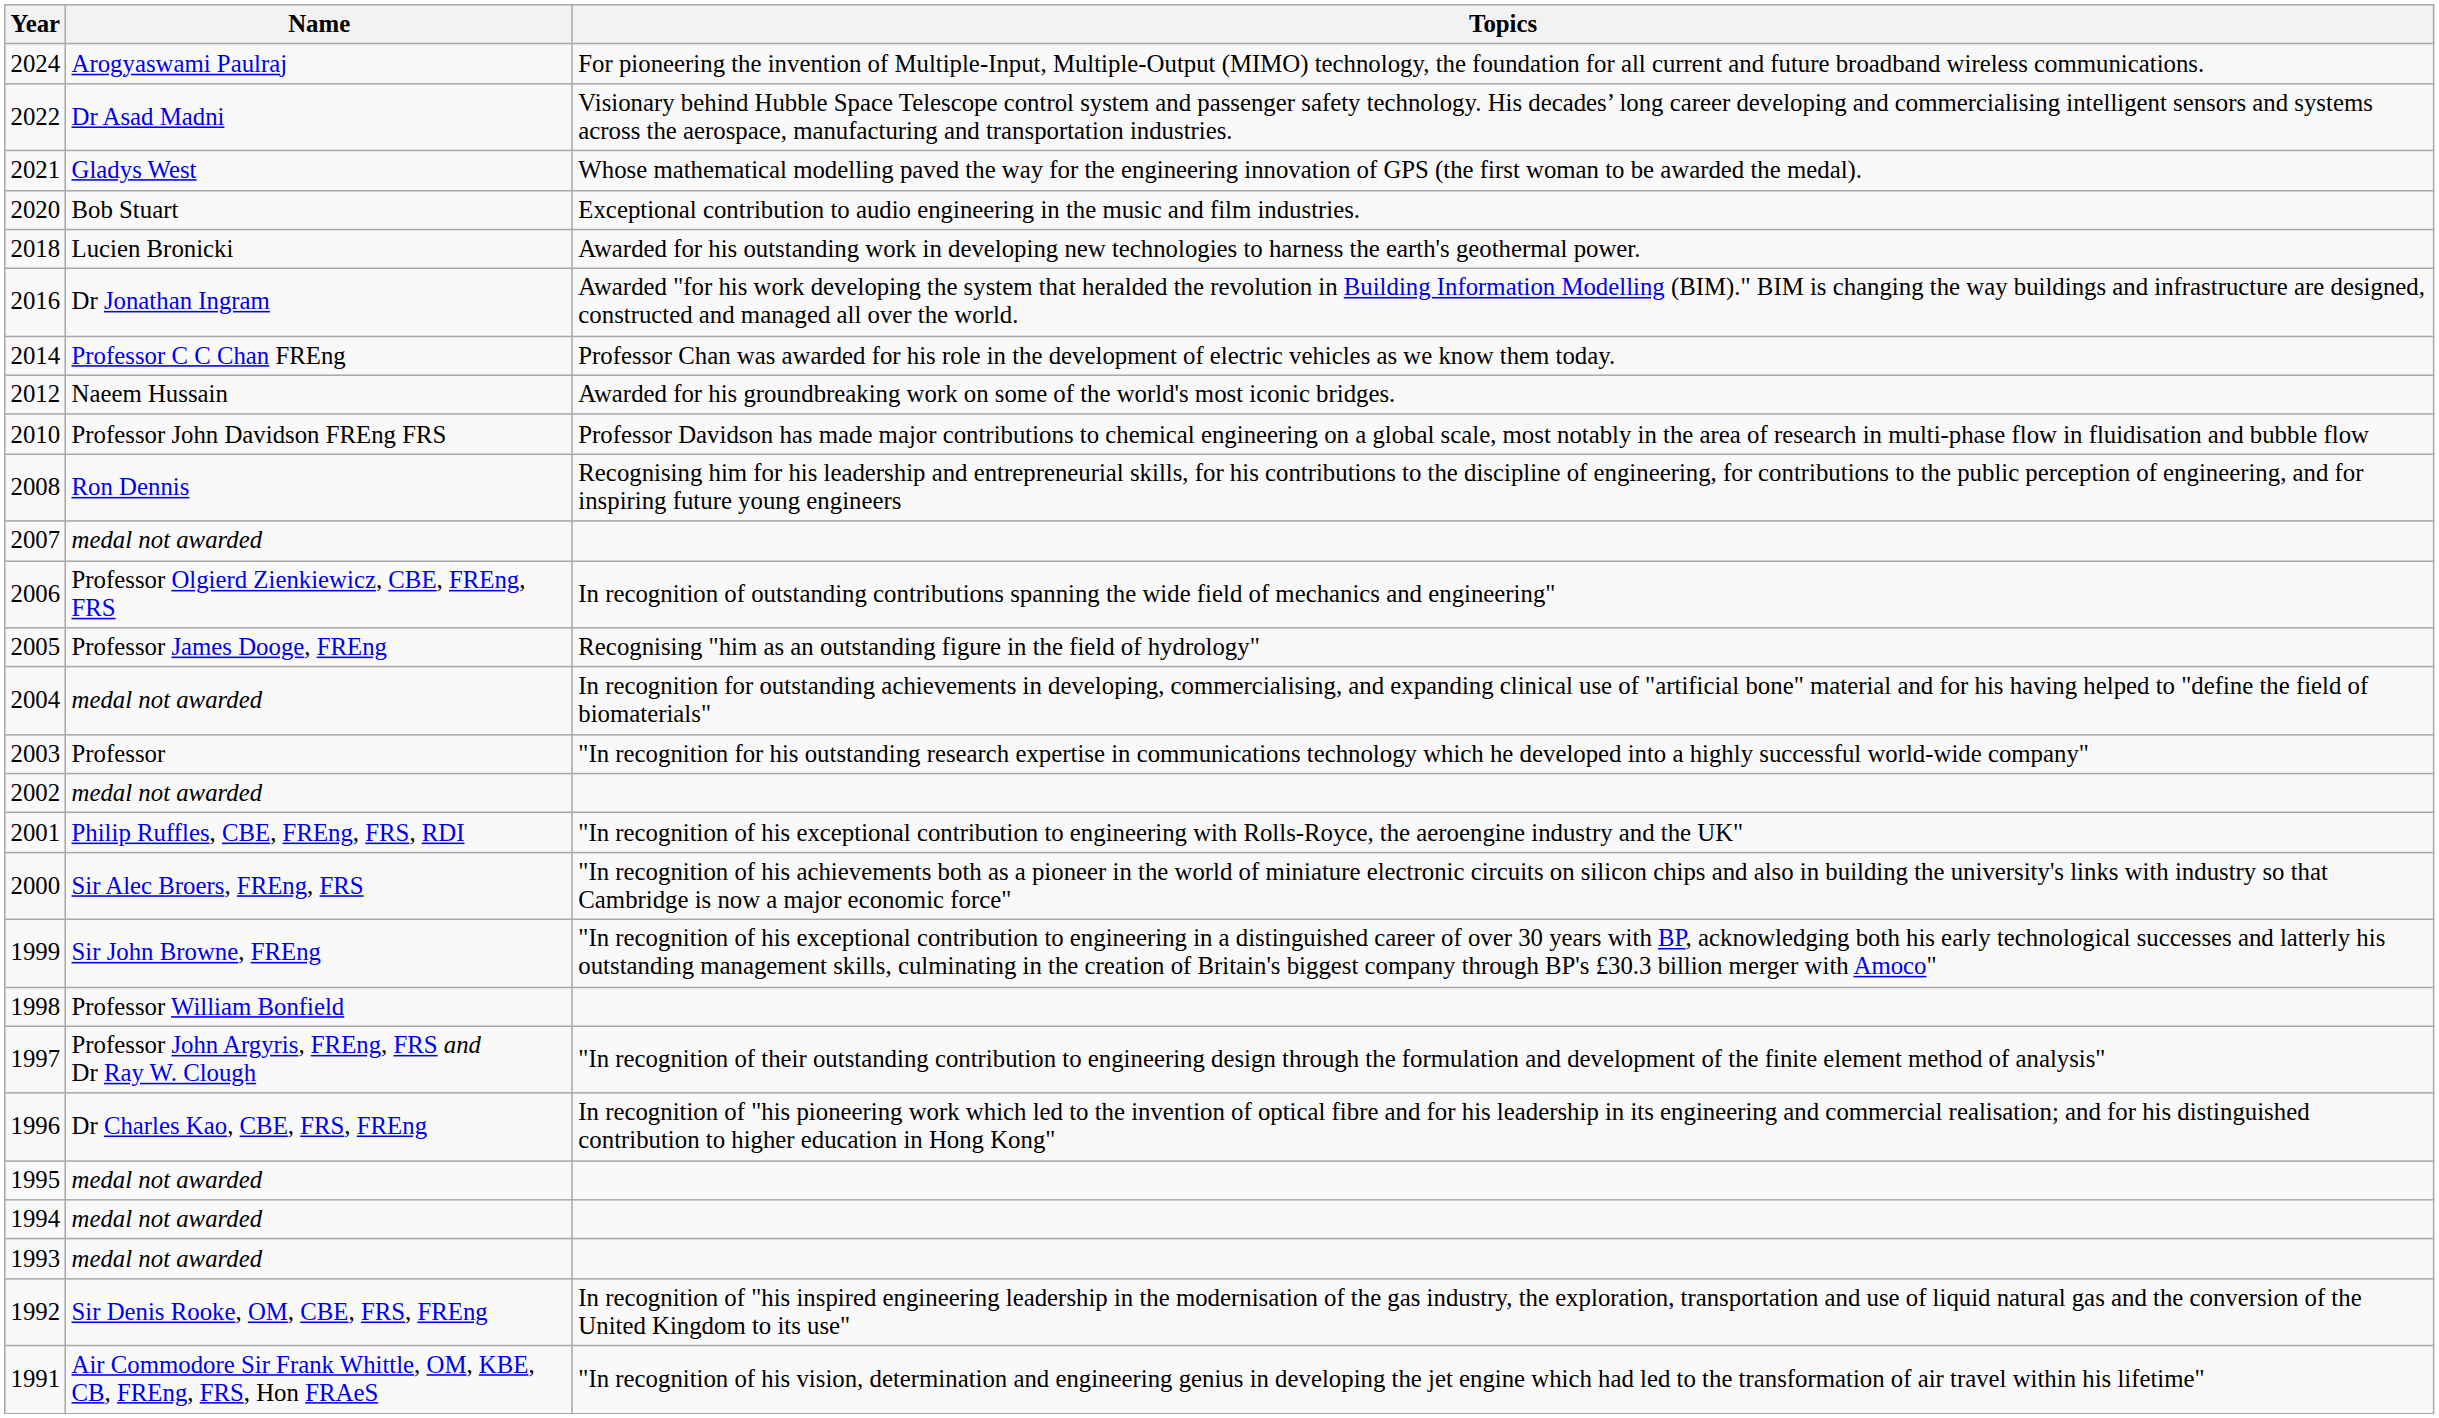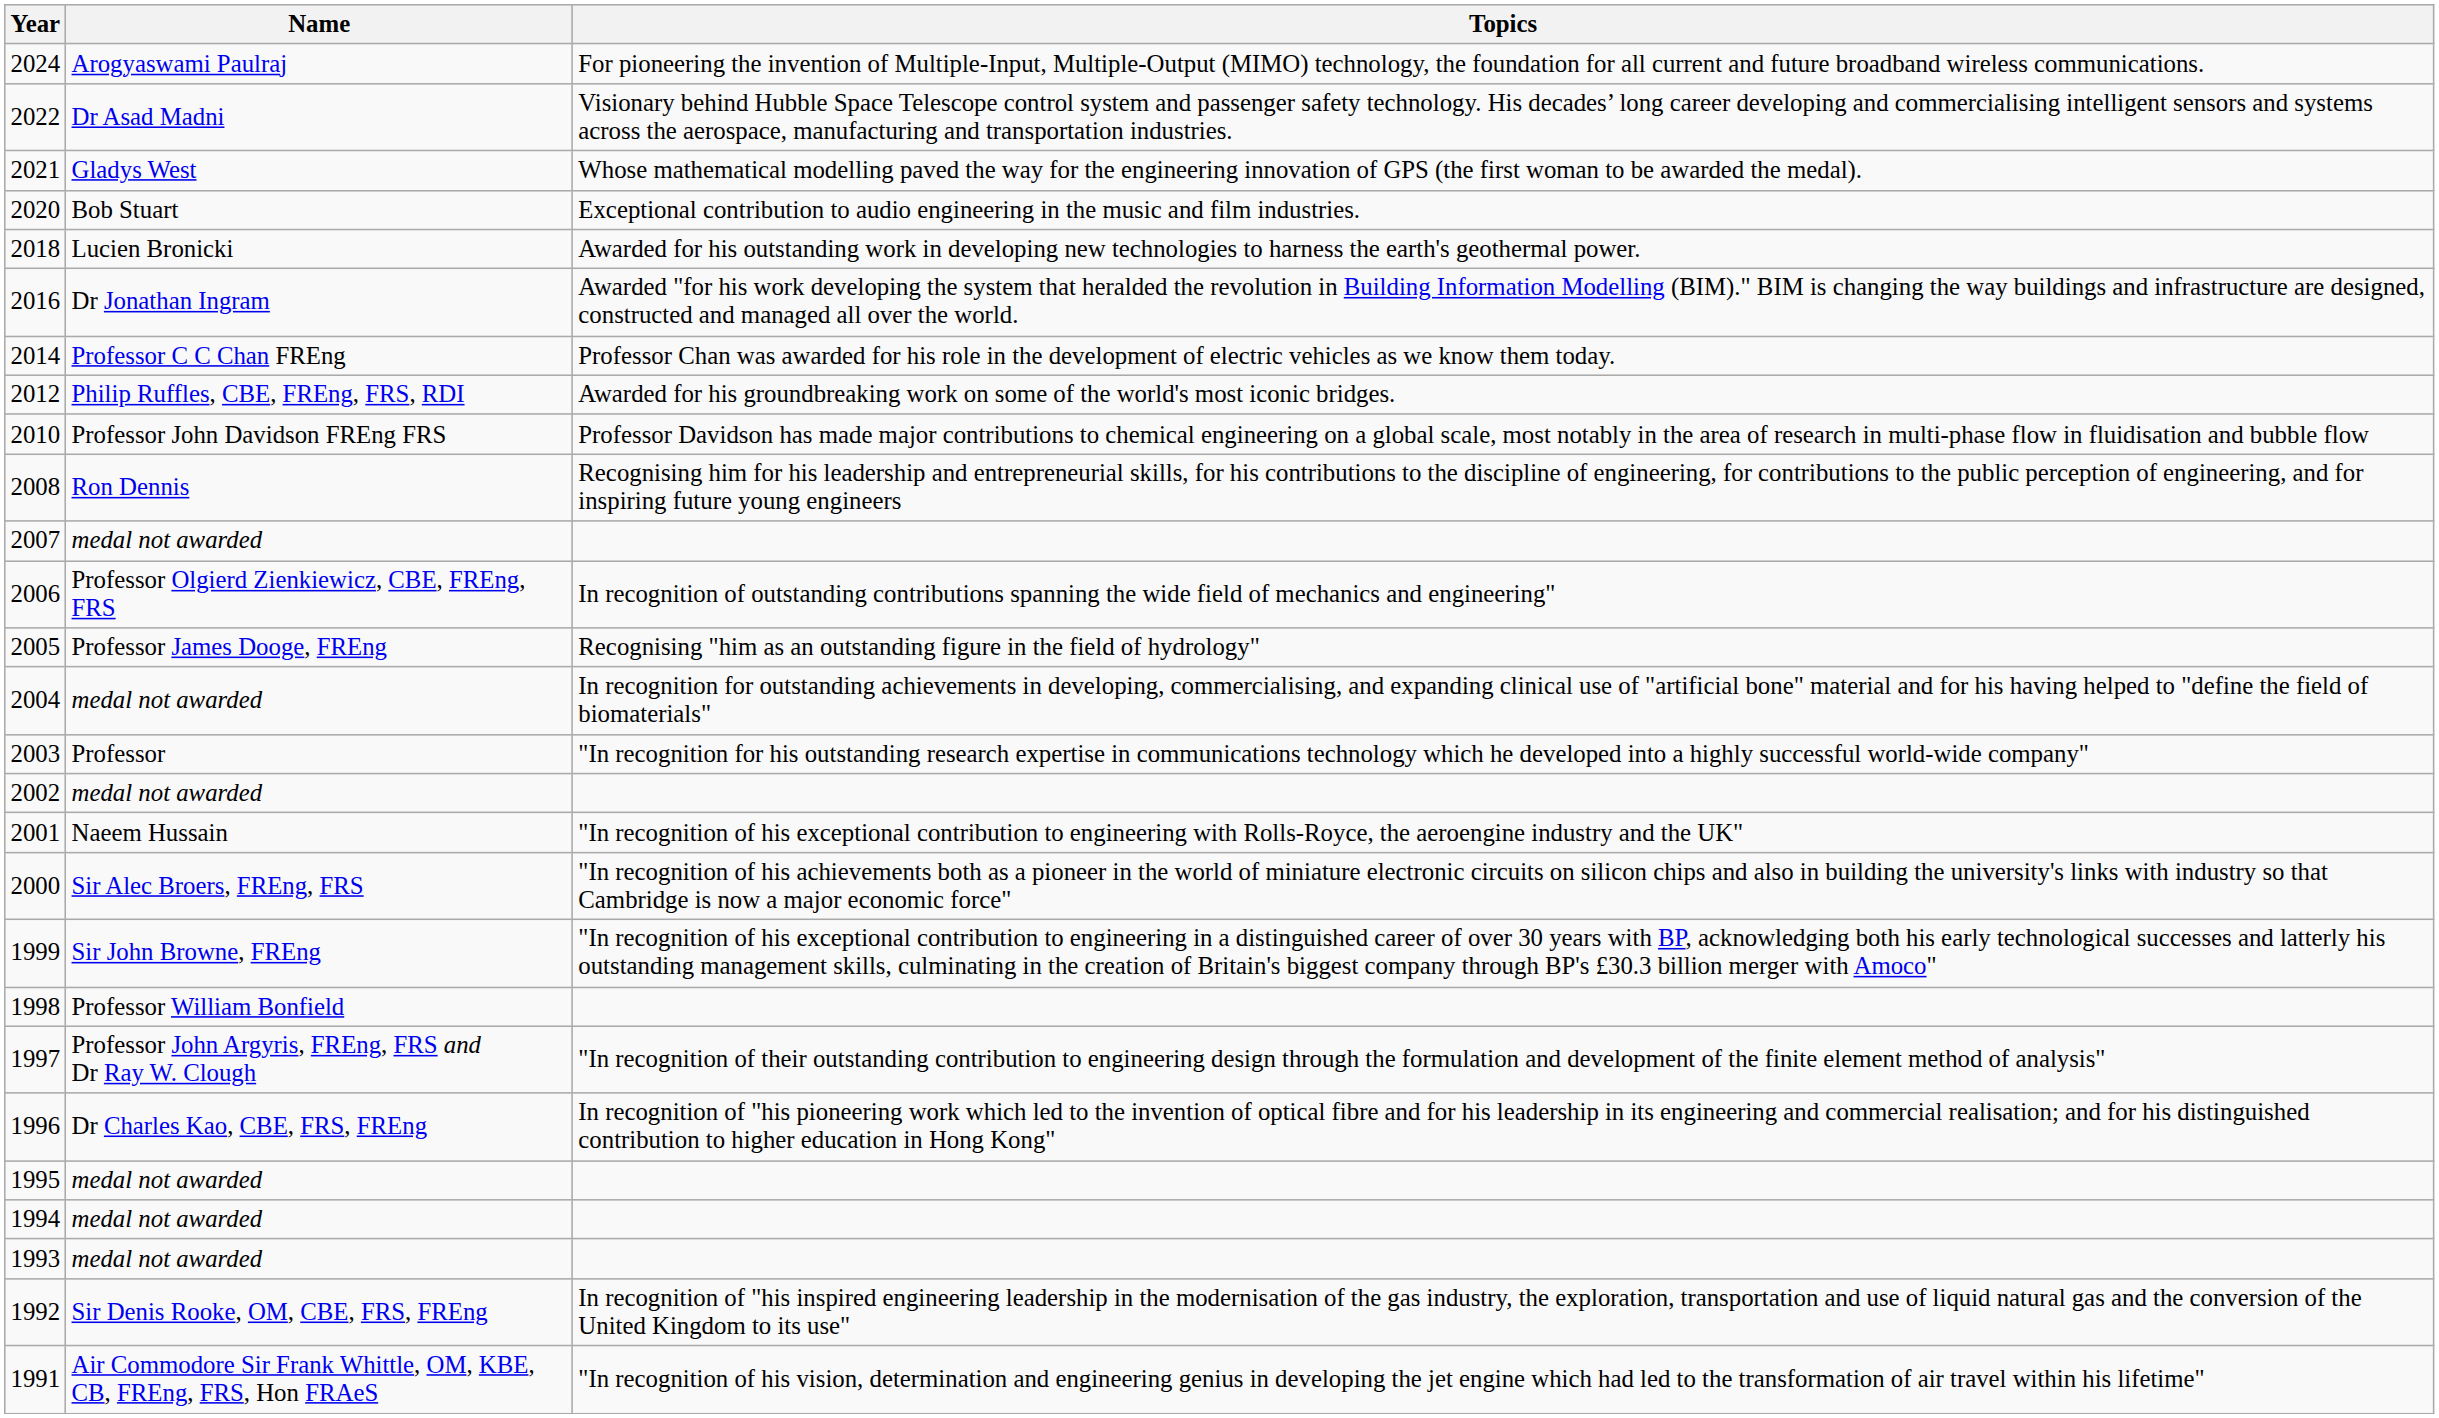(150, 394) Naeem Hussain -> (268, 394) Philip Ruffles, CBE, FREng, FRS, RDI
(268, 832) Philip Ruffles, CBE, FREng, FRS, RDI -> (150, 832) Naeem Hussain
